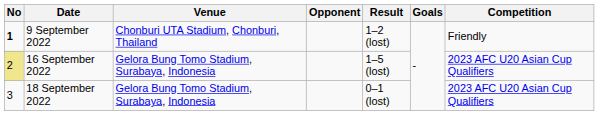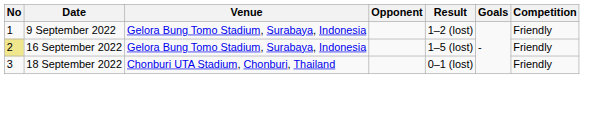(10, 36) bold -> (10, 30) normal
(197, 36) Chonburi UTA Stadium, Chonburi, Thailand -> (247, 30) Gelora Bung Tomo Stadium, Surabaya, Indonesia
(510, 65) 2023 AFC U20 Asian Cup Qualifiers -> (533, 47) Friendly
(184, 95) Gelora Bung Tomo Stadium, Surabaya, Indonesia -> (231, 64) Chonburi UTA Stadium, Chonburi, Thailand
(510, 95) 2023 AFC U20 Asian Cup Qualifiers -> (533, 64) Friendly
